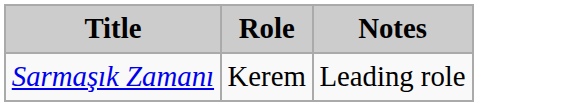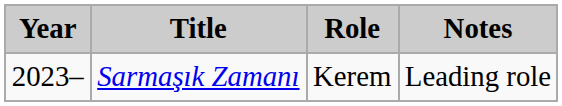+ column: (48, 28)
